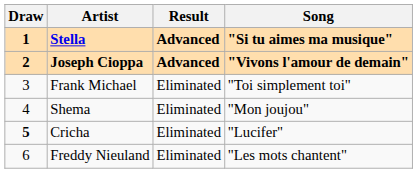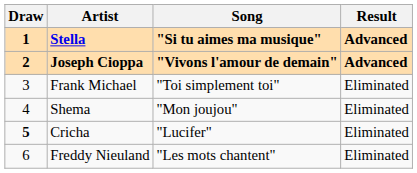columns swapped: (318, 16) <-> (189, 16)
